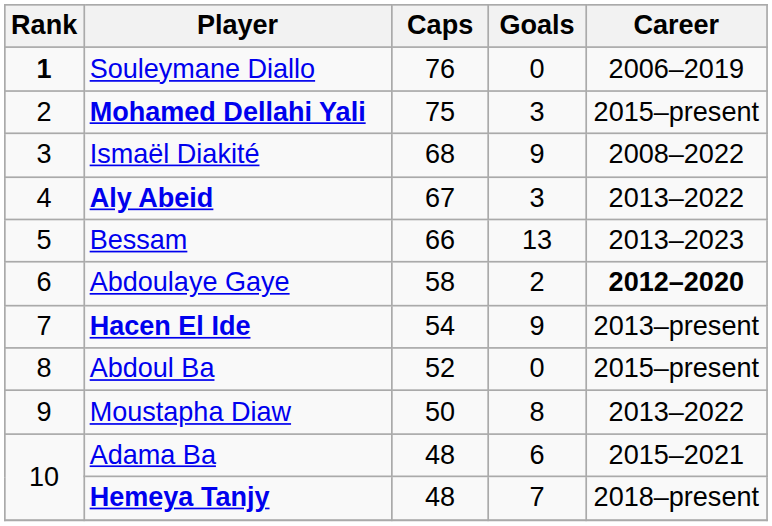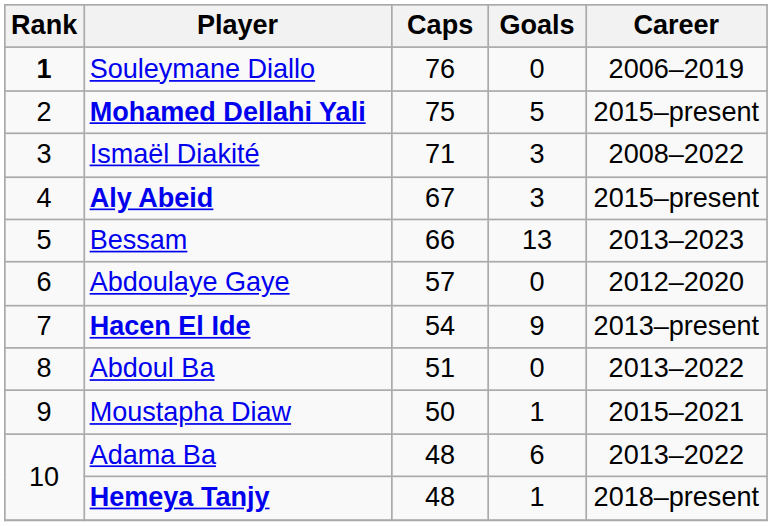(537, 111) 3 -> (537, 111) 5
(440, 154) 68 -> (440, 154) 71
(537, 154) 9 -> (537, 154) 3
(676, 197) 2013–2022 -> (676, 197) 2015–present
(440, 283) 58 -> (440, 283) 57
(537, 283) 2 -> (537, 283) 0
(676, 283) bold -> (676, 283) normal
(440, 369) 52 -> (440, 369) 51
(676, 369) 2015–present -> (676, 369) 2013–2022
(537, 411) 8 -> (537, 411) 1
(676, 411) 2013–2022 -> (676, 411) 2015–2021
(676, 454) 2015–2021 -> (676, 454) 2013–2022
(537, 497) 7 -> (537, 497) 1
